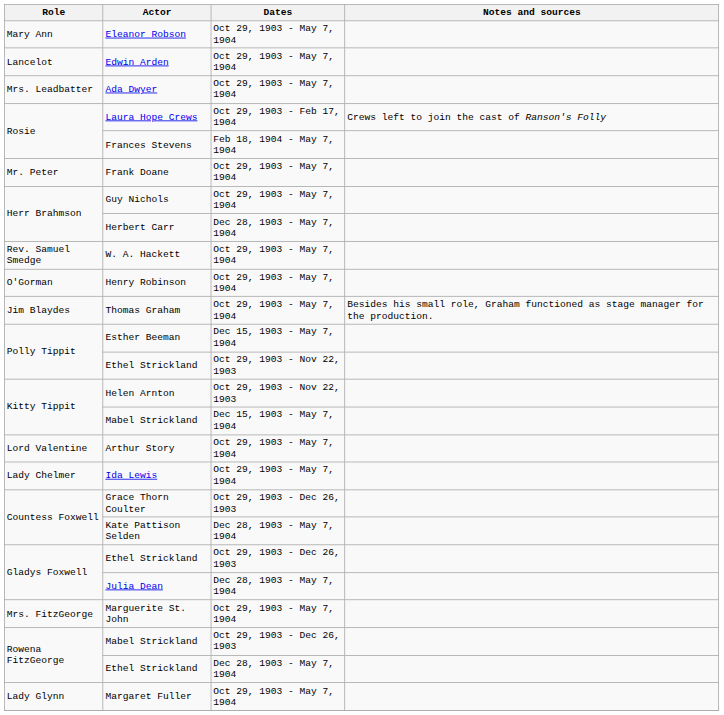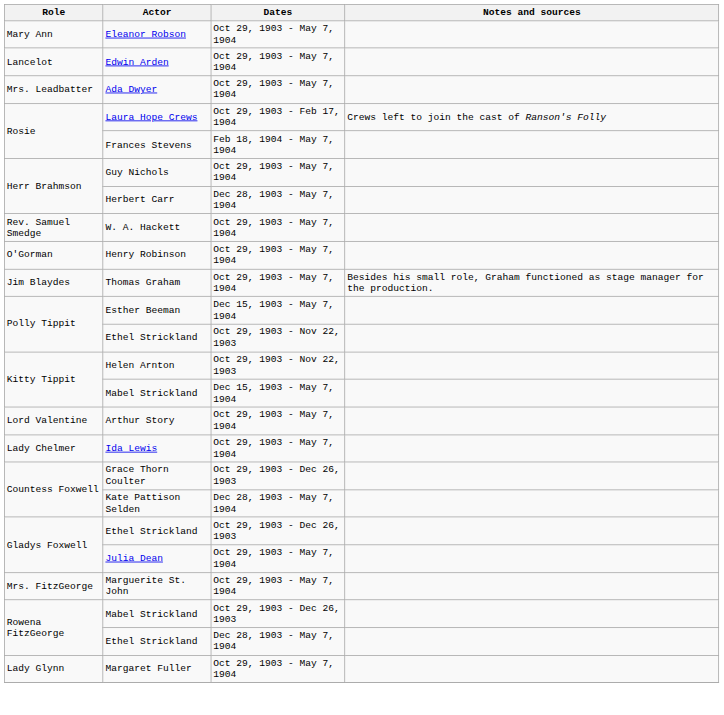- row: (33, 172)
(274, 586) Dec 28, 1903 - May 7, 1904 -> (274, 558) Oct 29, 1903 - May 7, 1904
